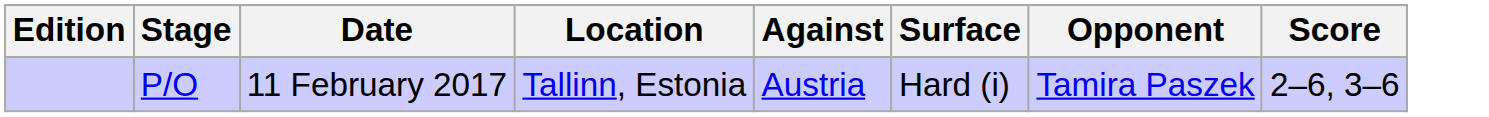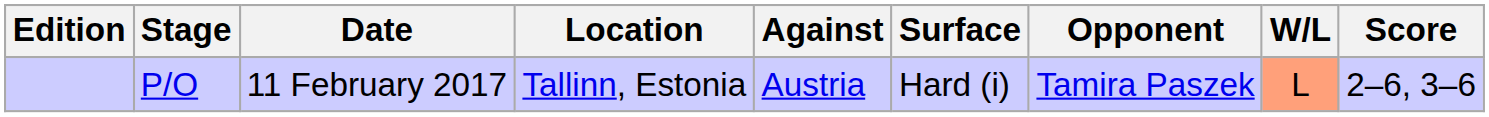+ column: (1301, 30)
